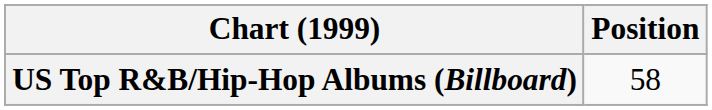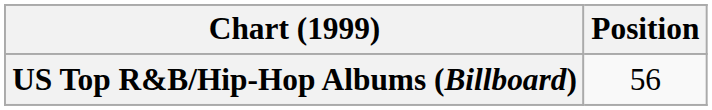(645, 79) 58 -> (645, 79) 56
